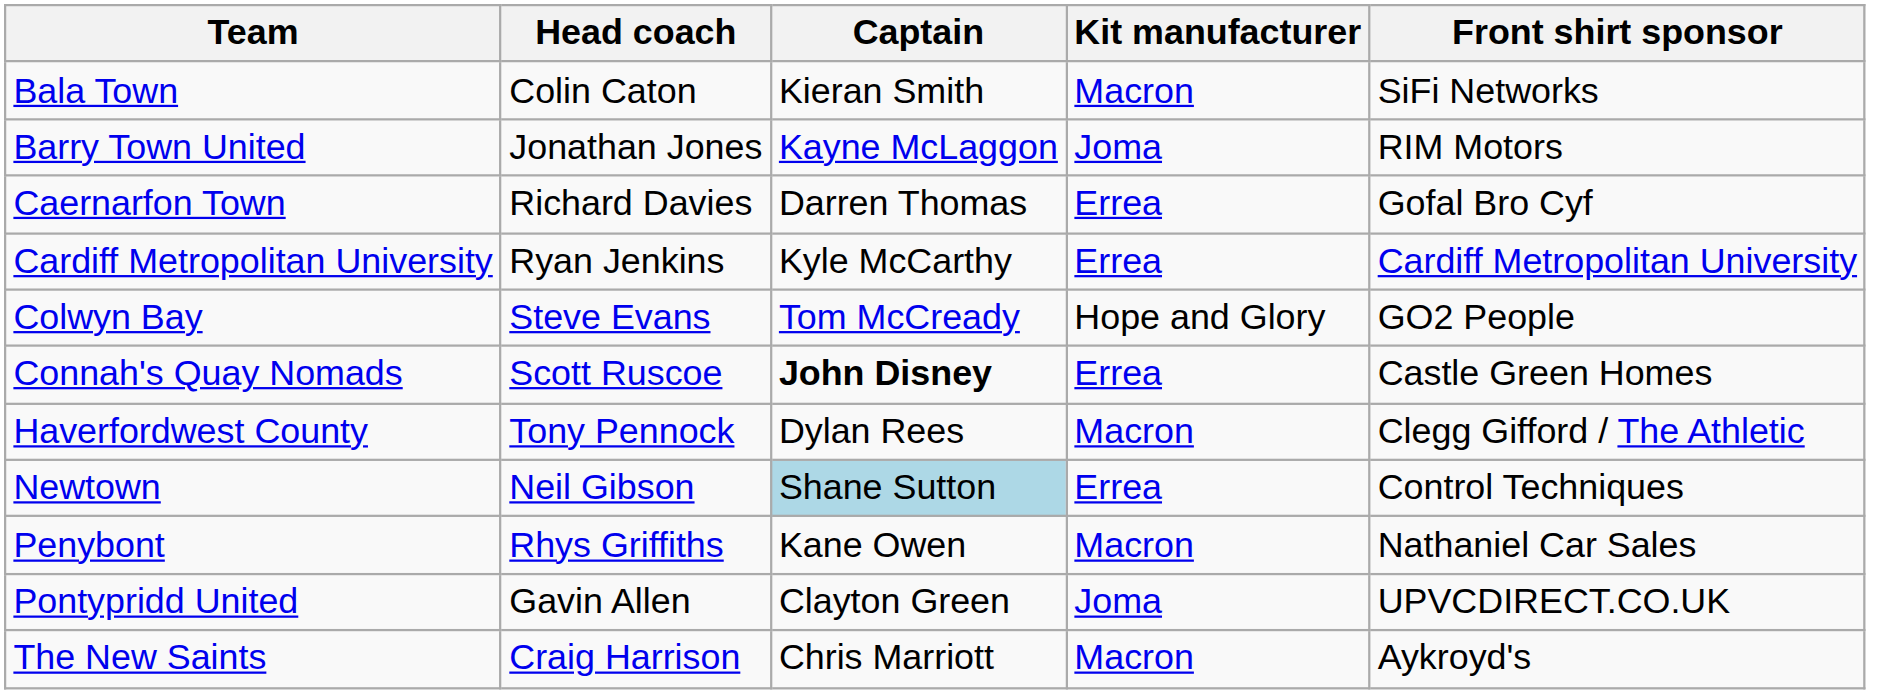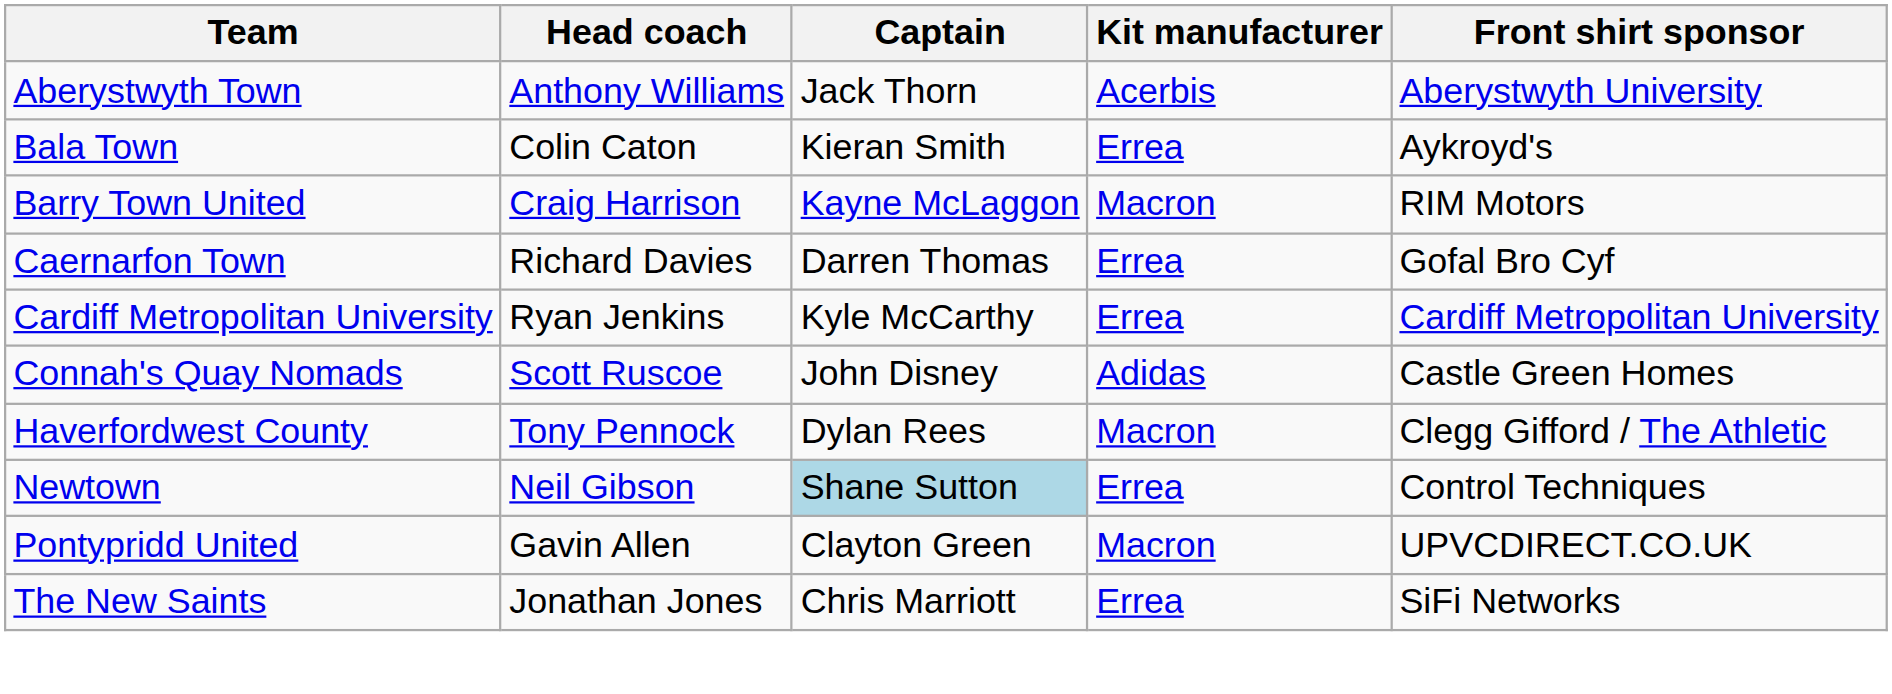+ row: (157, 89)
(1134, 89) Macron -> (1140, 146) Errea
(1488, 89) SiFi Networks -> (1476, 146) Aykroyd's
(636, 146) Jonathan Jones -> (625, 203) Craig Harrison
(1118, 146) Joma -> (1156, 203) Macron
- row: (108, 317)
(885, 373) bold -> (899, 373) normal
(1118, 373) Errea -> (1151, 373) Adidas
- row: (89, 544)
(1118, 601) Joma -> (1156, 544) Macron
(625, 658) Craig Harrison -> (636, 601) Jonathan Jones
(1134, 658) Macron -> (1140, 601) Errea
(1454, 658) Aykroyd's -> (1510, 601) SiFi Networks
